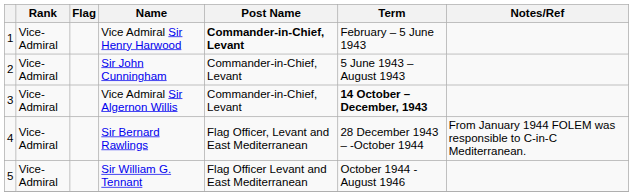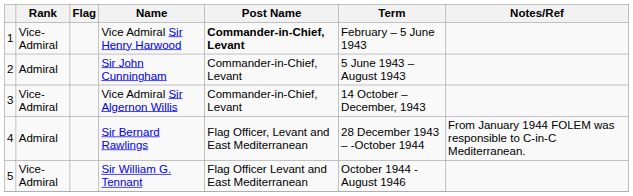(38, 69) Vice-Admiral -> (38, 69) Admiral
(384, 100) bold -> (383, 100) normal
(38, 138) Vice-Admiral -> (38, 138) Admiral
